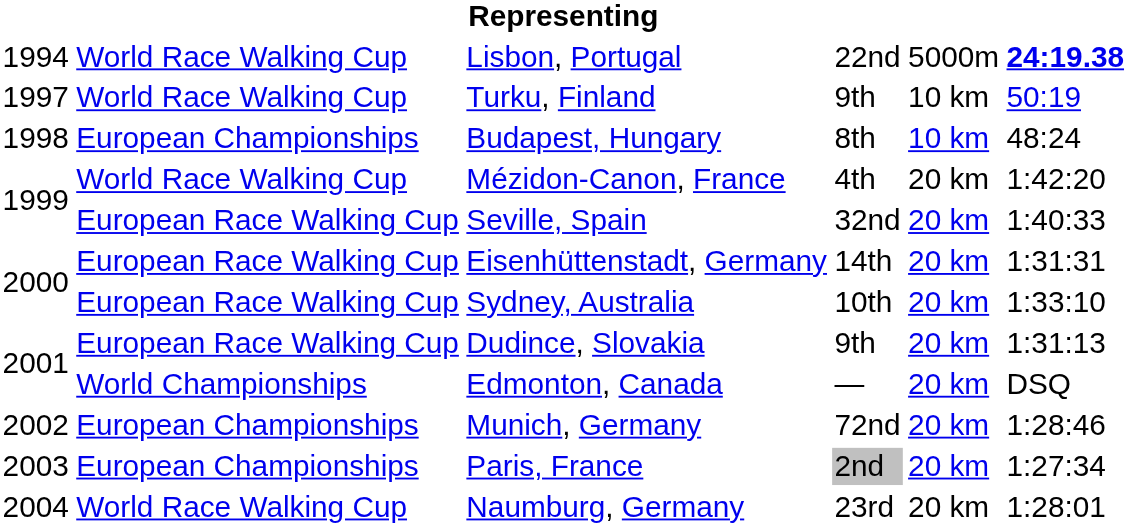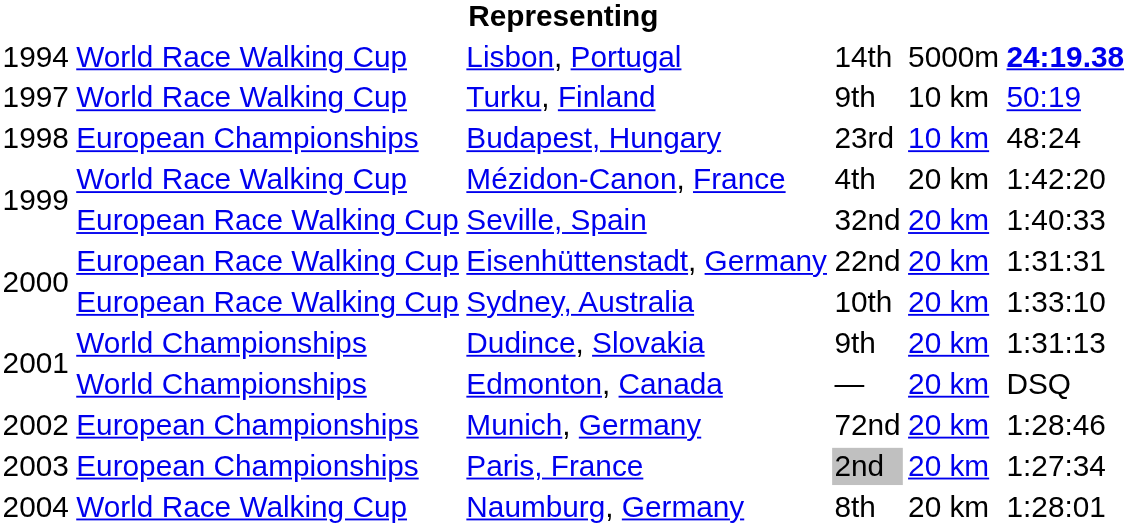(868, 56) 22nd -> (863, 56) 14th
(855, 138) 8th -> (864, 138) 23rd
(863, 261) 14th -> (868, 261) 22nd
(268, 343) European Race Walking Cup -> (222, 343) World Championships
(864, 506) 23rd -> (855, 506) 8th
